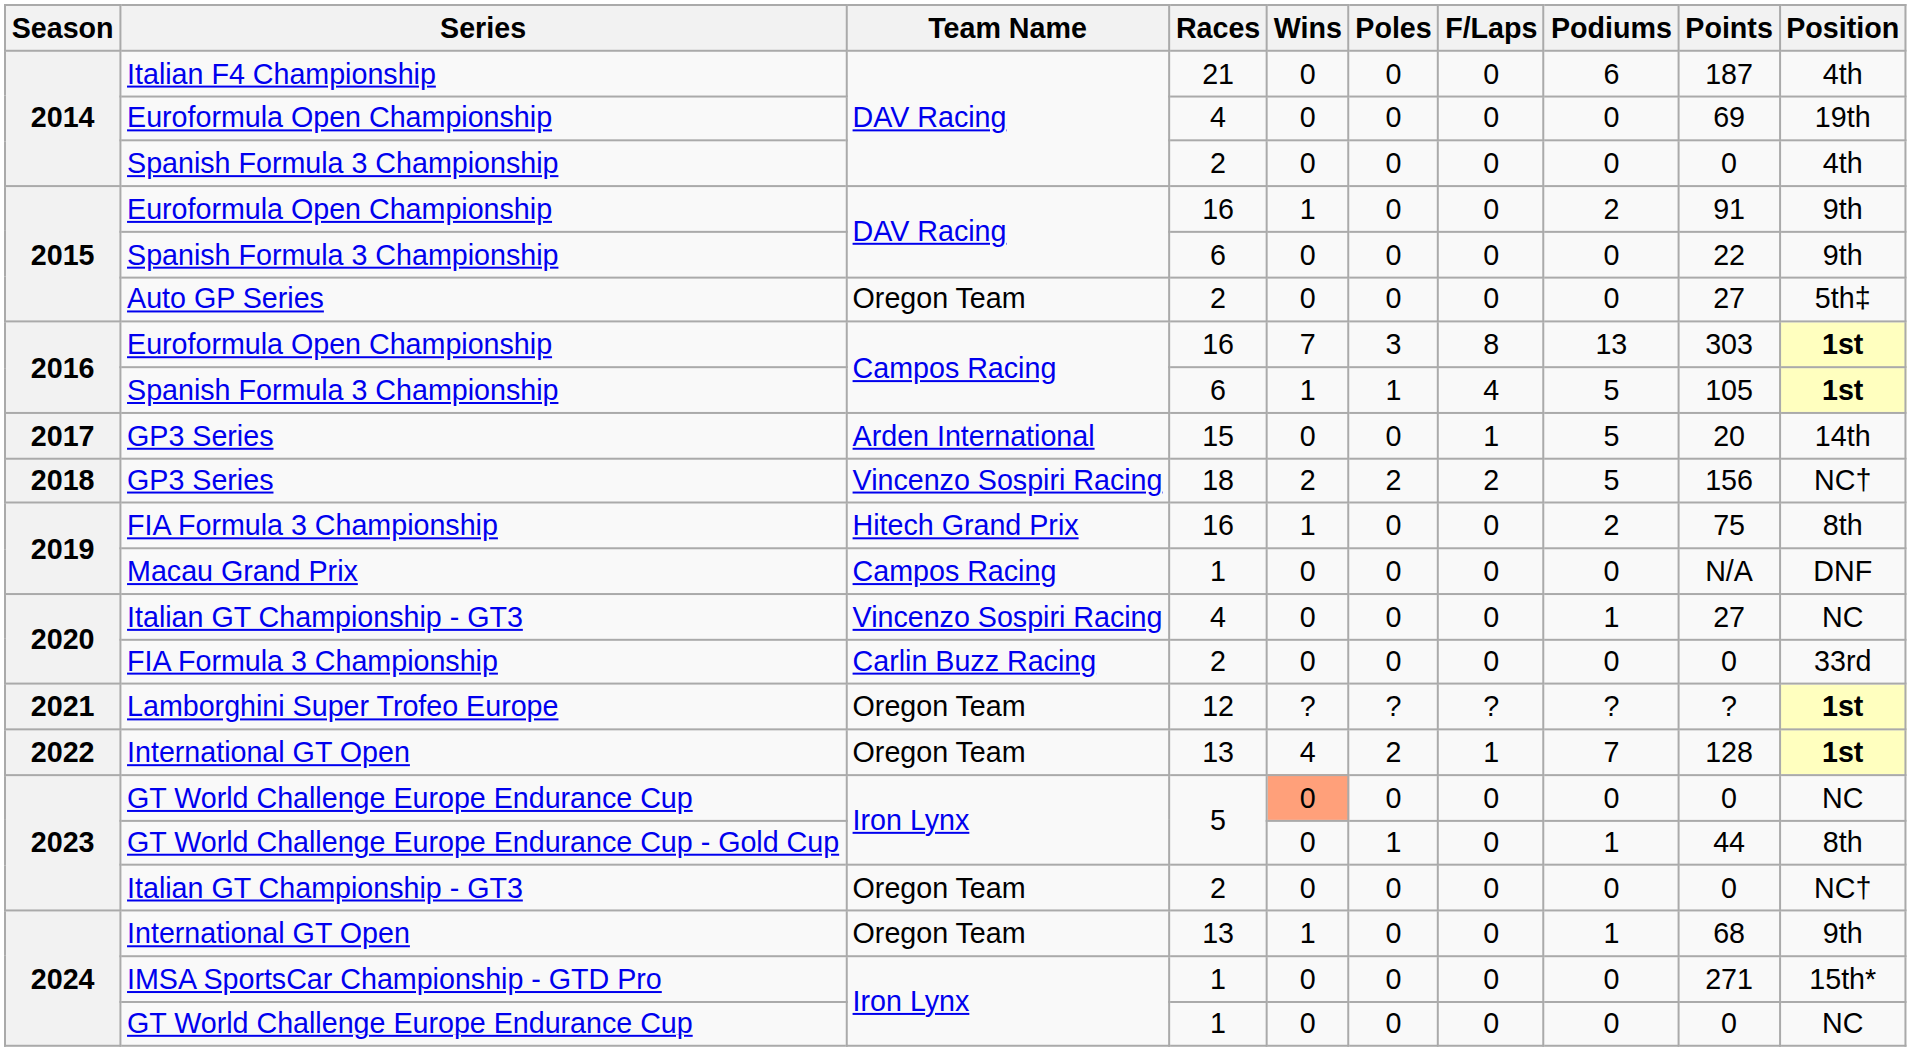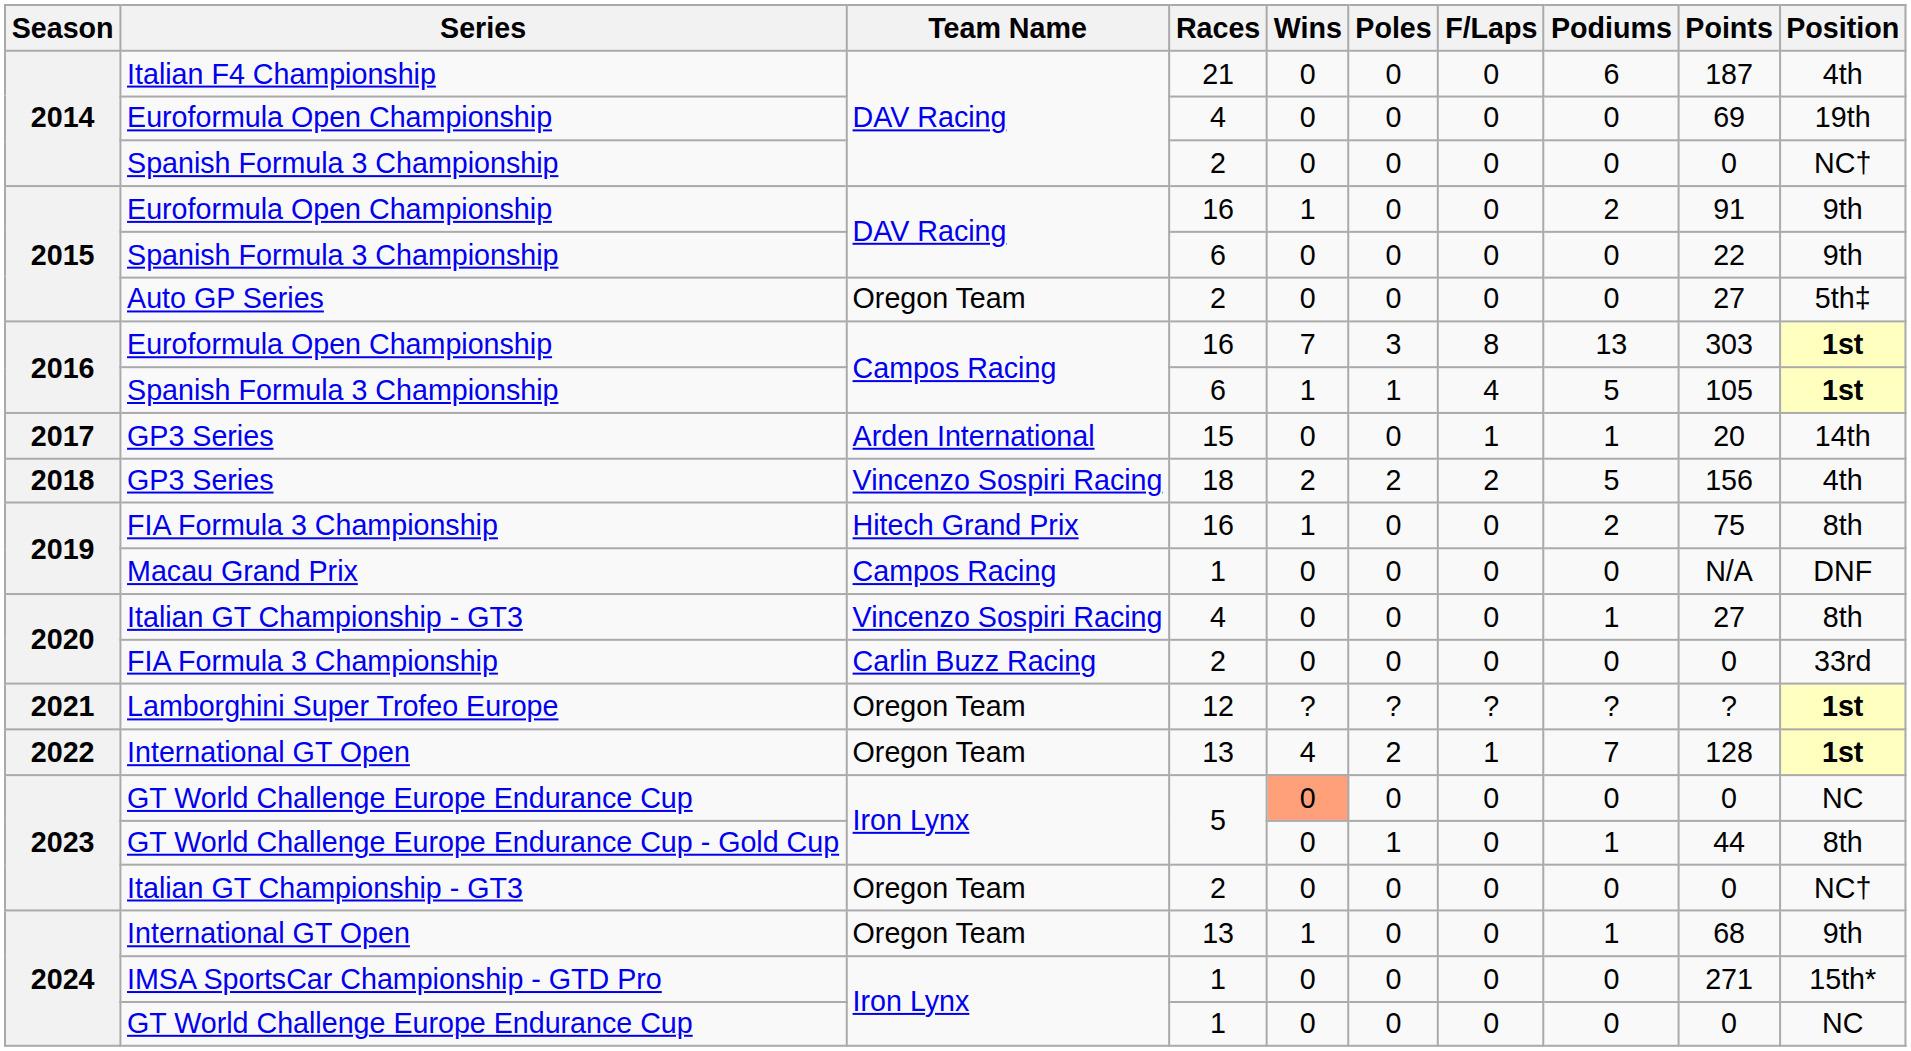(1843, 164) 4th -> (1843, 164) NC†
(1611, 435) 5 -> (1611, 435) 1
(1843, 481) NC† -> (1843, 481) 4th
(1843, 617) NC -> (1843, 617) 8th
